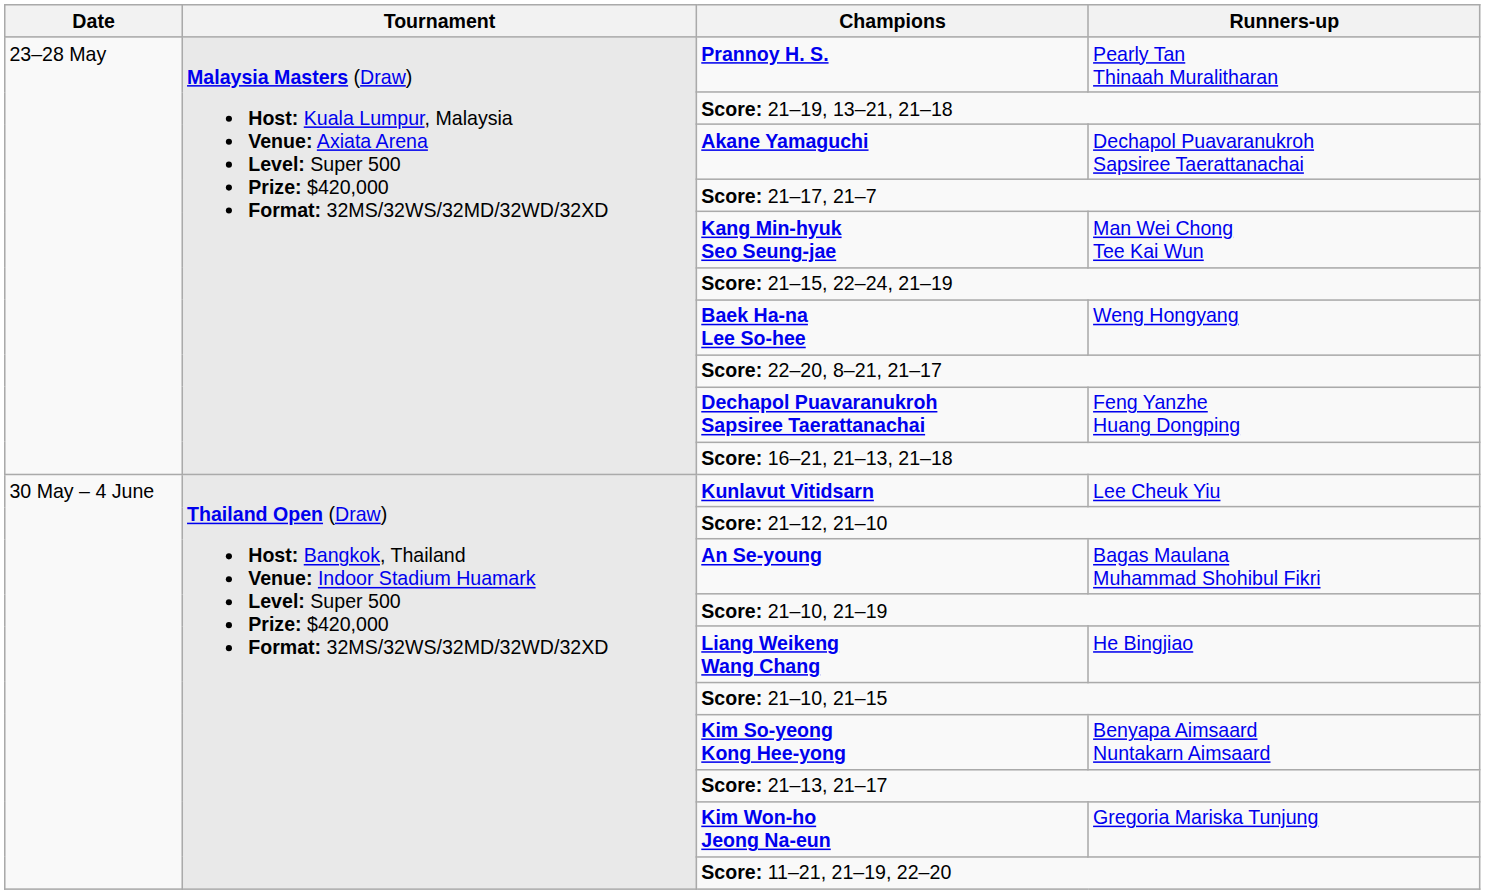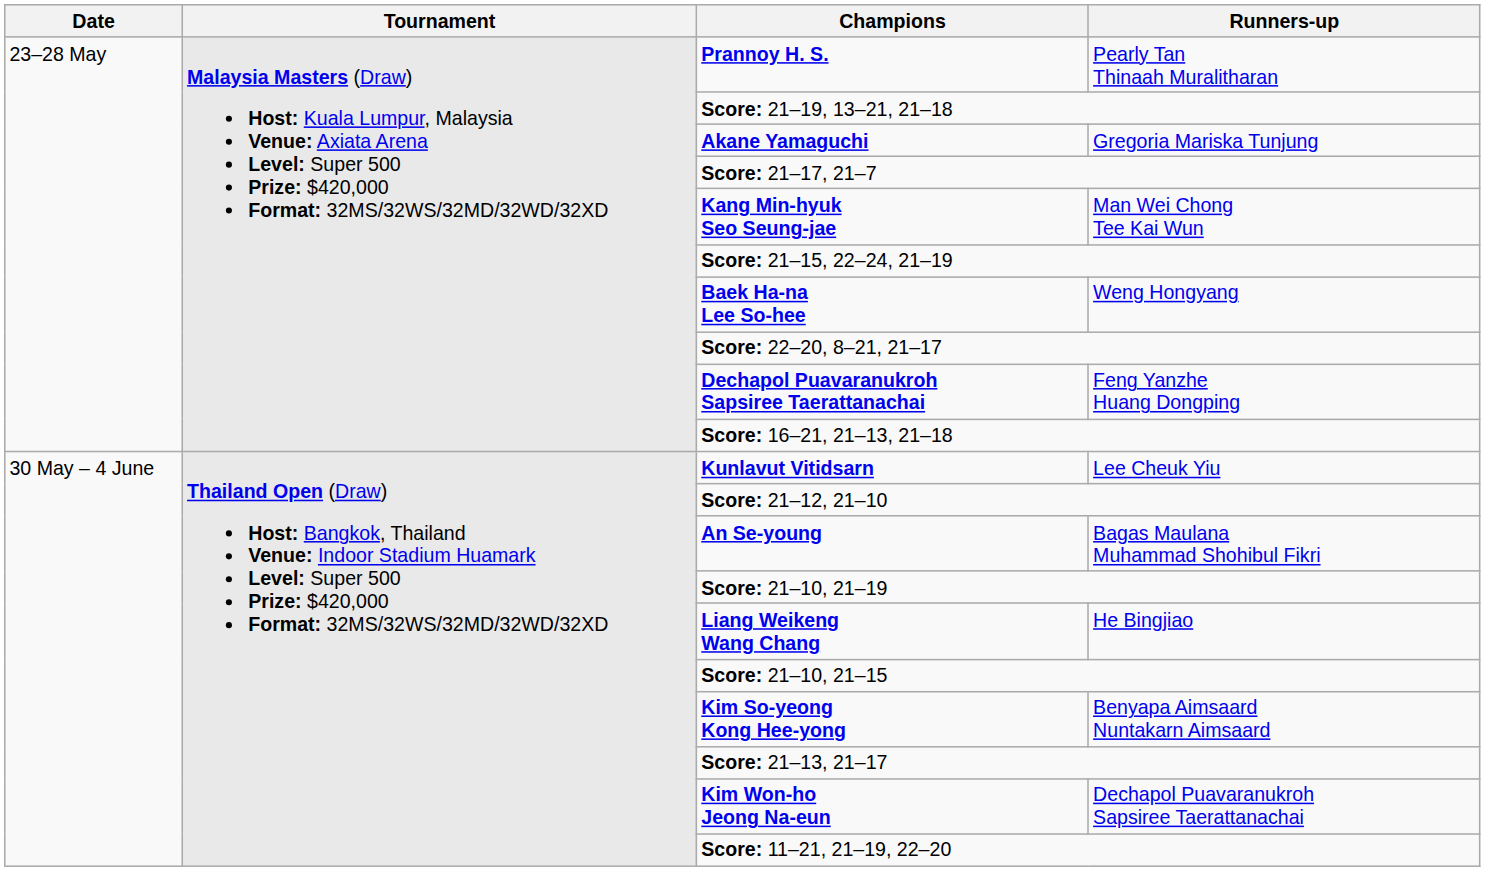(1204, 152) Dechapol Puavaranukroh Sapsiree Taerattanachai -> (1206, 140) Gregoria Mariska Tunjung
(1206, 817) Gregoria Mariska Tunjung -> (1204, 806) Dechapol Puavaranukroh Sapsiree Taerattanachai
